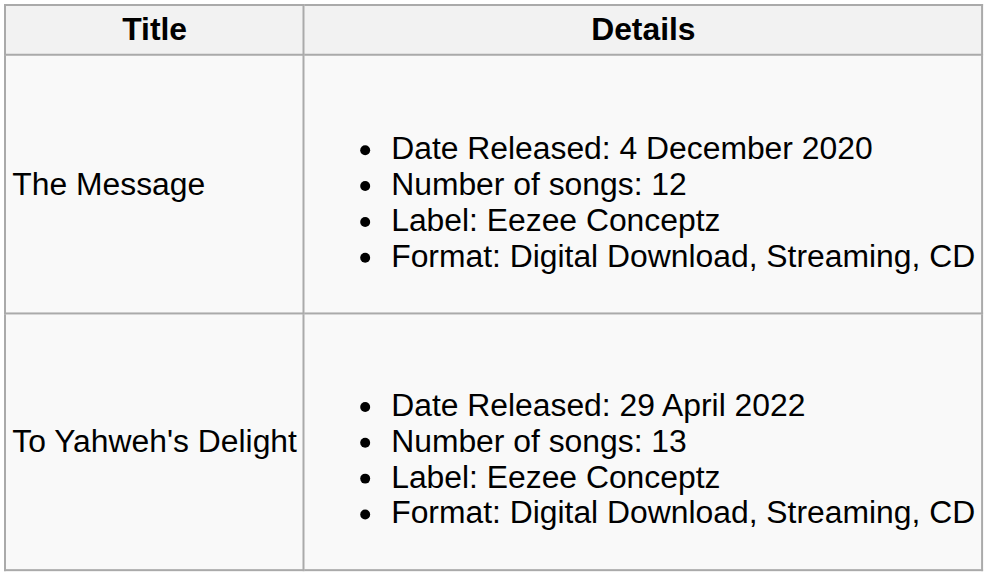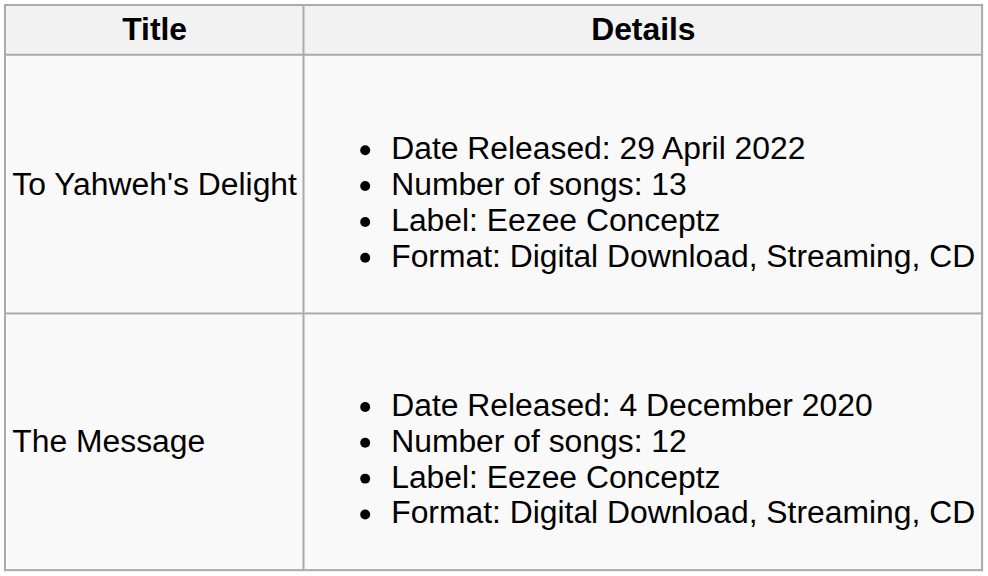rows swapped: (109, 183) <-> (155, 441)
